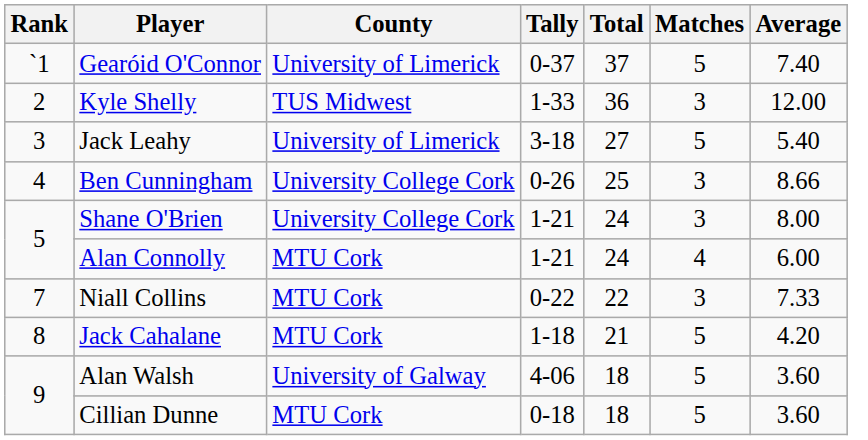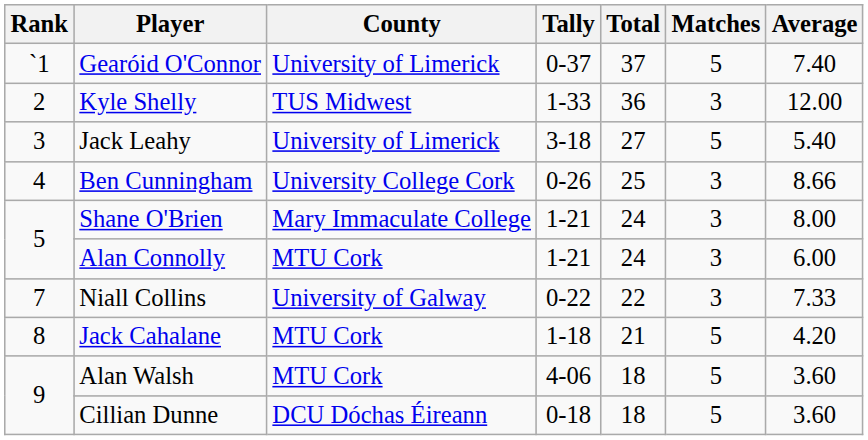(393, 219) University College Cork -> (402, 219) Mary Immaculate College
(700, 258) 4 -> (716, 258) 3
(327, 297) MTU Cork -> (379, 297) University of Galway
(379, 375) University of Galway -> (327, 375) MTU Cork
(327, 414) MTU Cork -> (380, 414) DCU Dóchas Éireann
